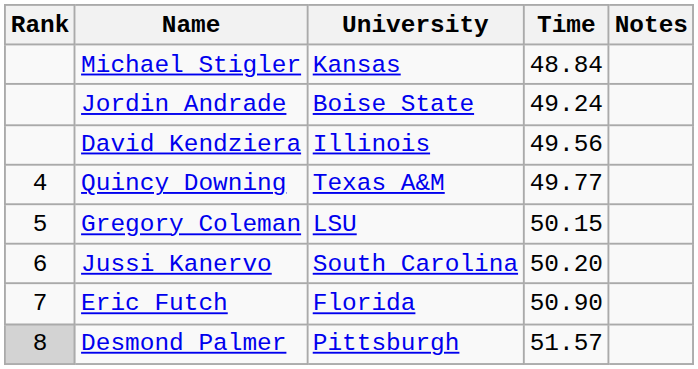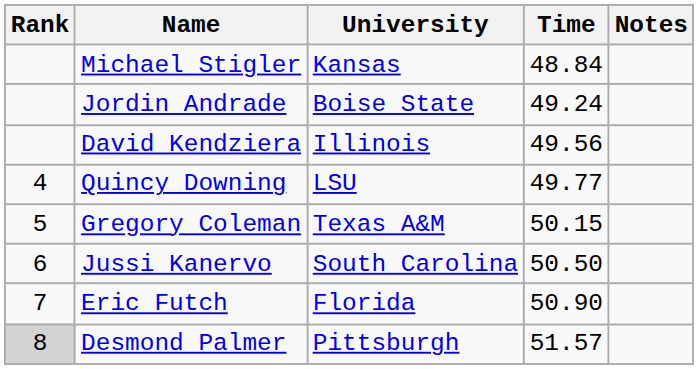(379, 184) Texas A&M -> (335, 184) LSU
(335, 224) LSU -> (379, 224) Texas A&M
(566, 264) 50.20 -> (566, 264) 50.50
